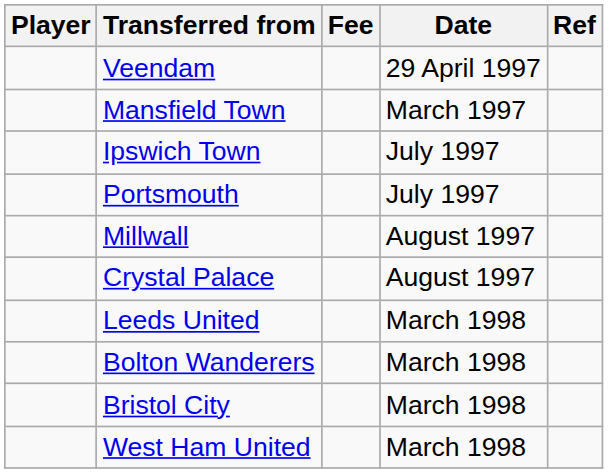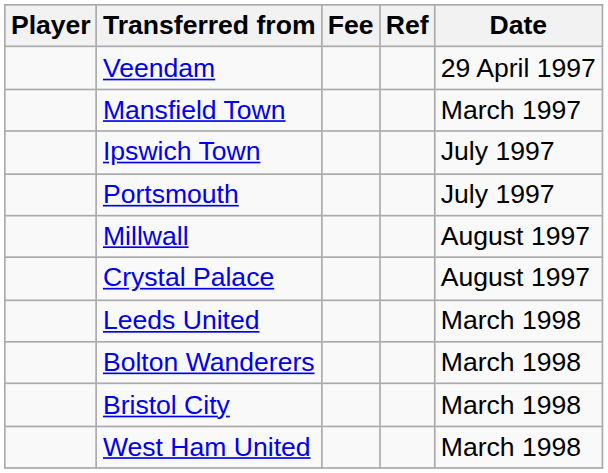columns swapped: (463, 25) <-> (574, 25)
